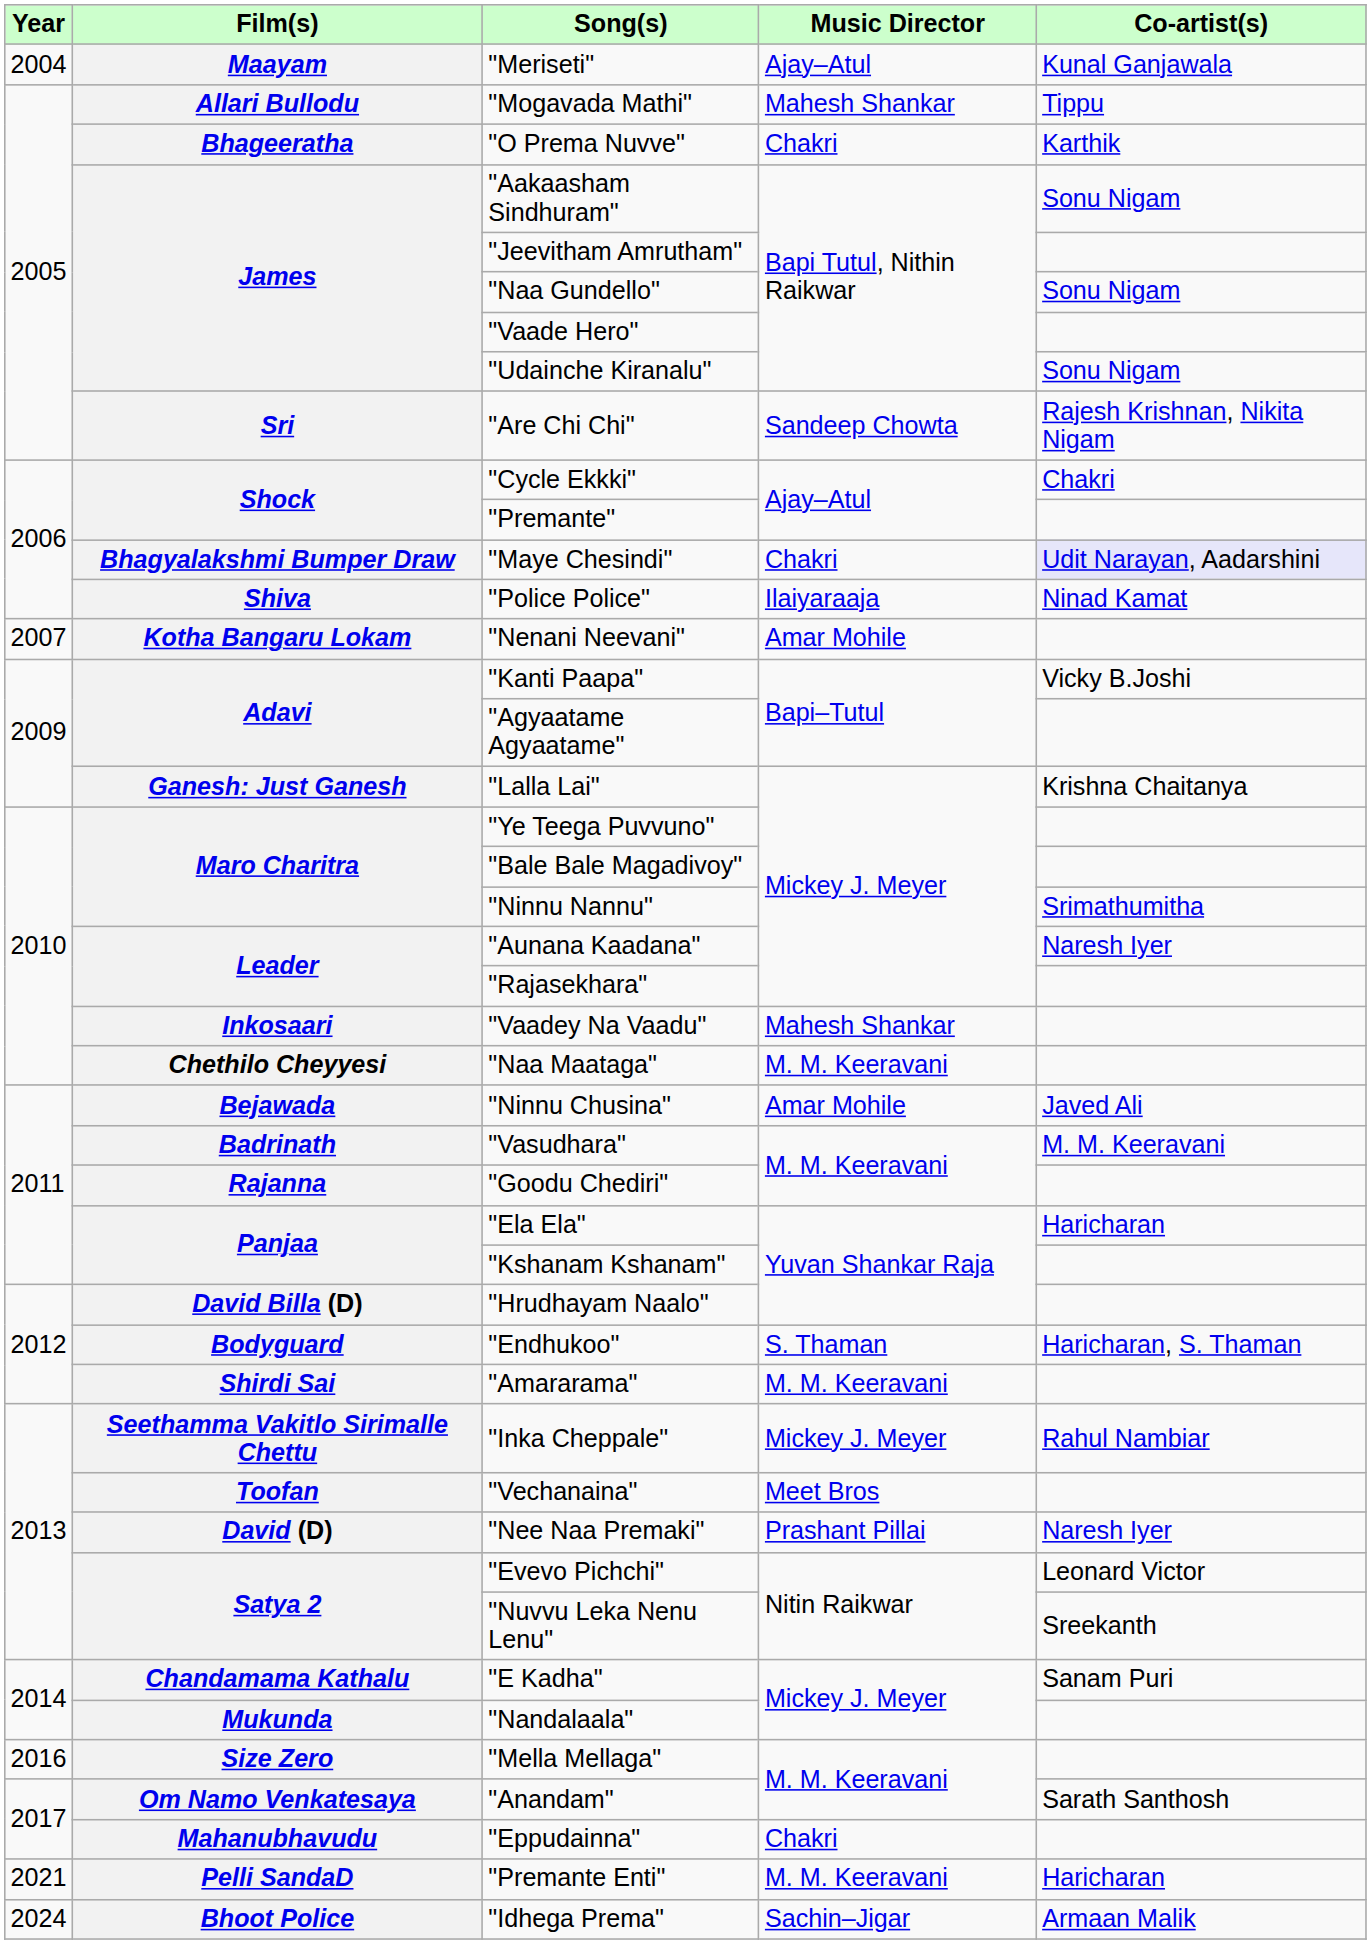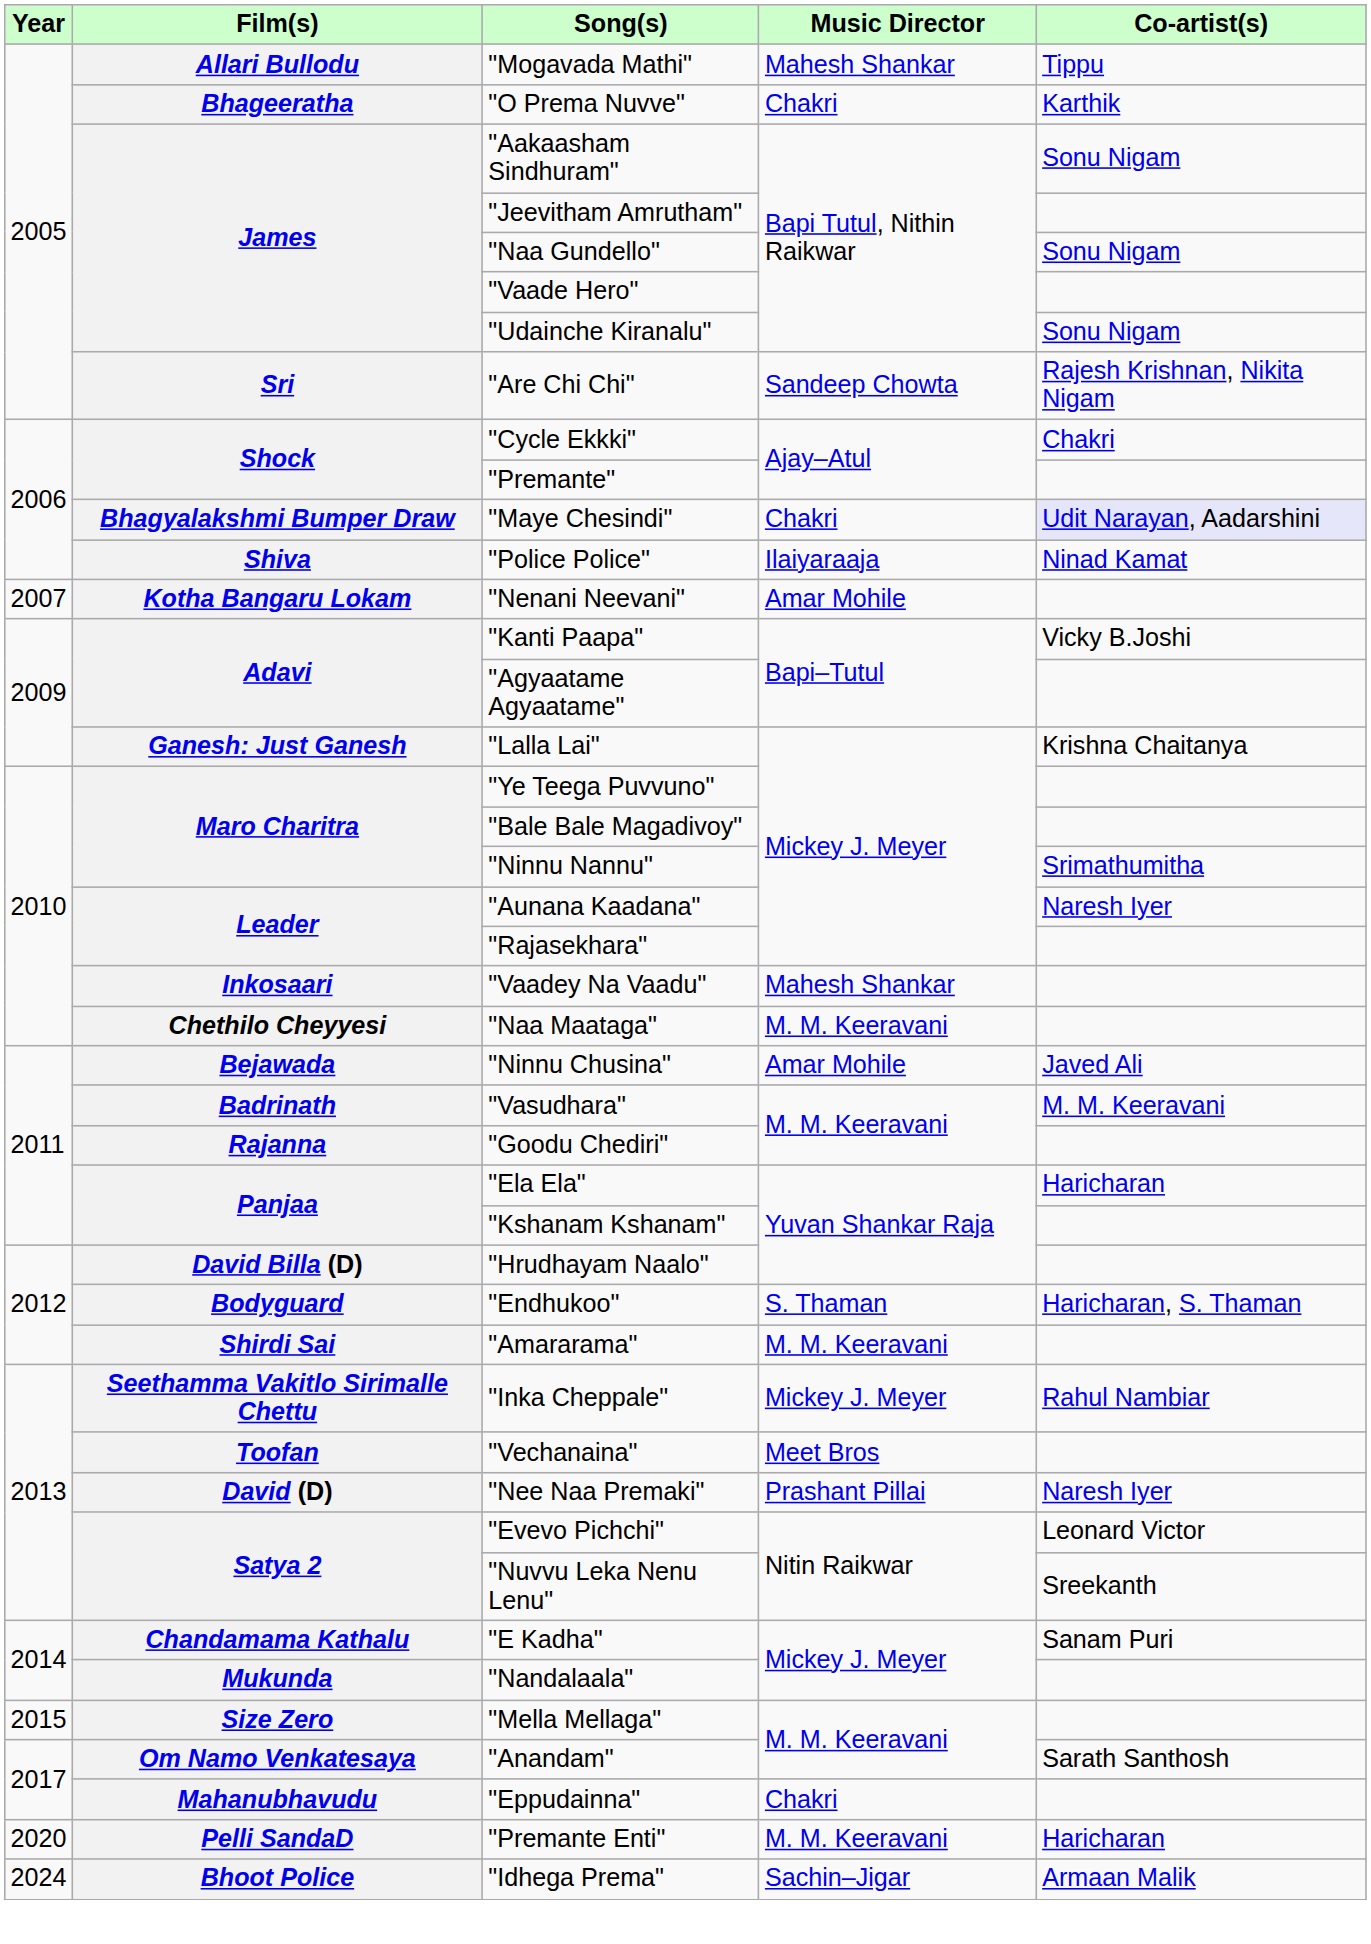- row: (541, 64)
(39, 1759) 2016 -> (39, 1719) 2015
(39, 1878) 2021 -> (39, 1838) 2020
